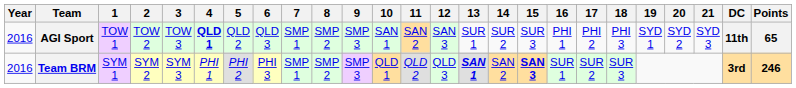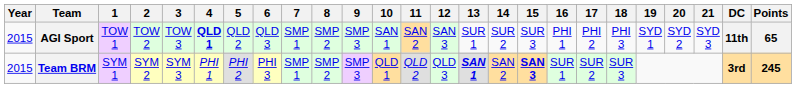(20, 37) 2016 -> (20, 37) 2015
(20, 68) 2016 -> (20, 68) 2015
(771, 68) 246 -> (771, 68) 245
